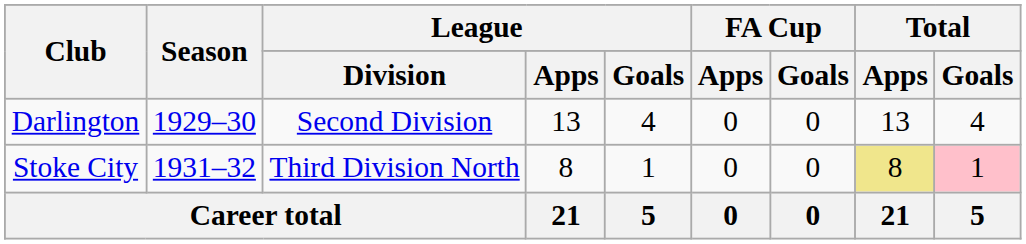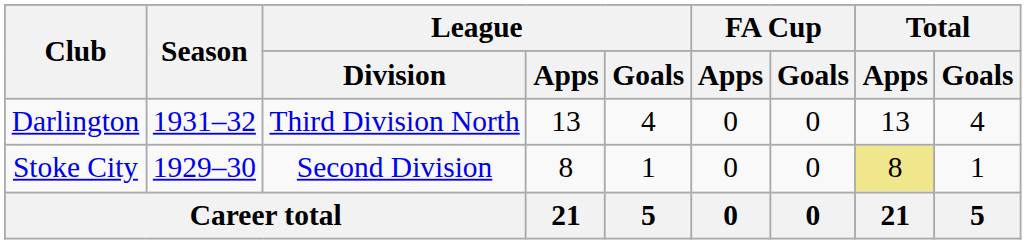(204, 121) 1929–30 -> (204, 121) 1931–32
(395, 121) Second Division -> (395, 121) Third Division North
(204, 167) 1931–32 -> (204, 167) 1929–30
(395, 167) Third Division North -> (395, 167) Second Division
(977, 167) pink background -> (977, 167) no background
